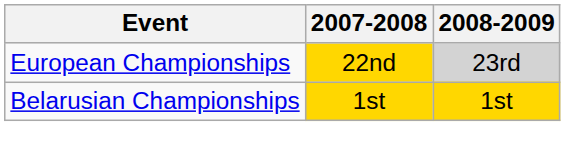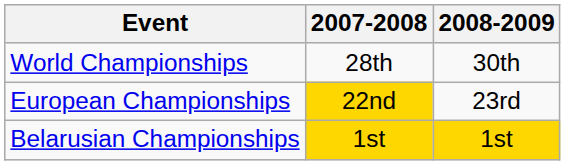+ row: (129, 62)
(497, 62) lightgrey background -> (497, 100) no background
